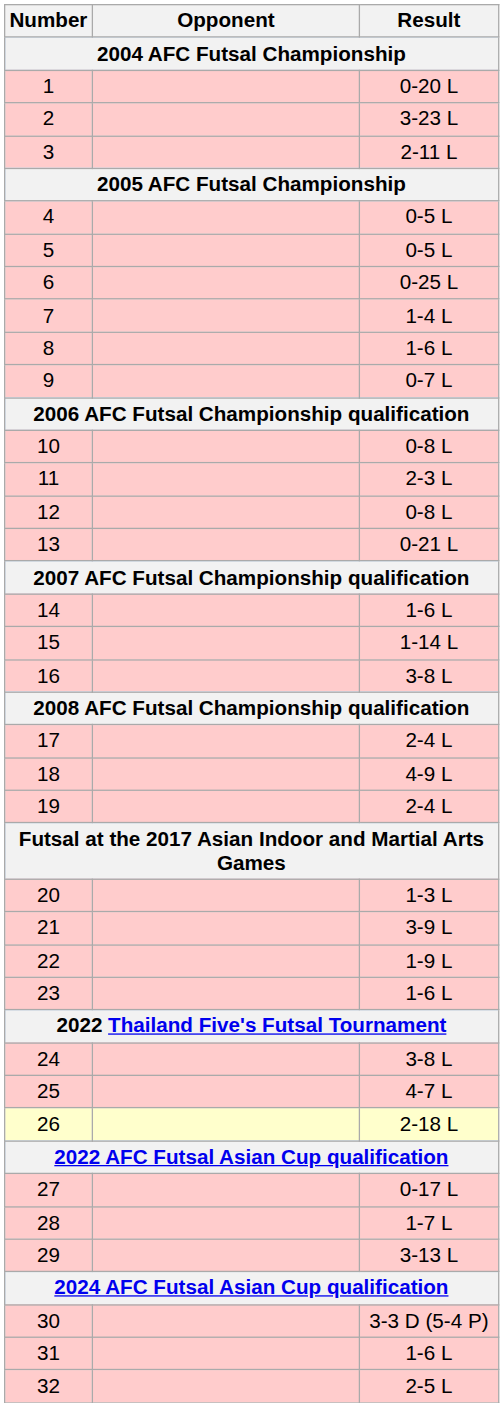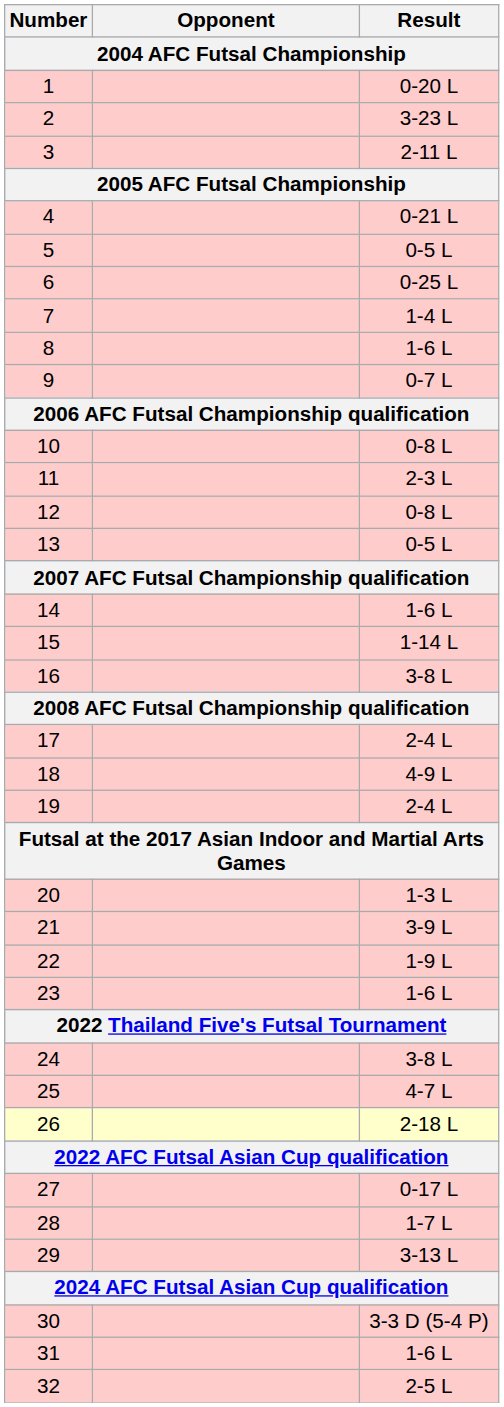(429, 217) 0-5 L -> (429, 217) 0-21 L
(429, 544) 0-21 L -> (429, 544) 0-5 L
